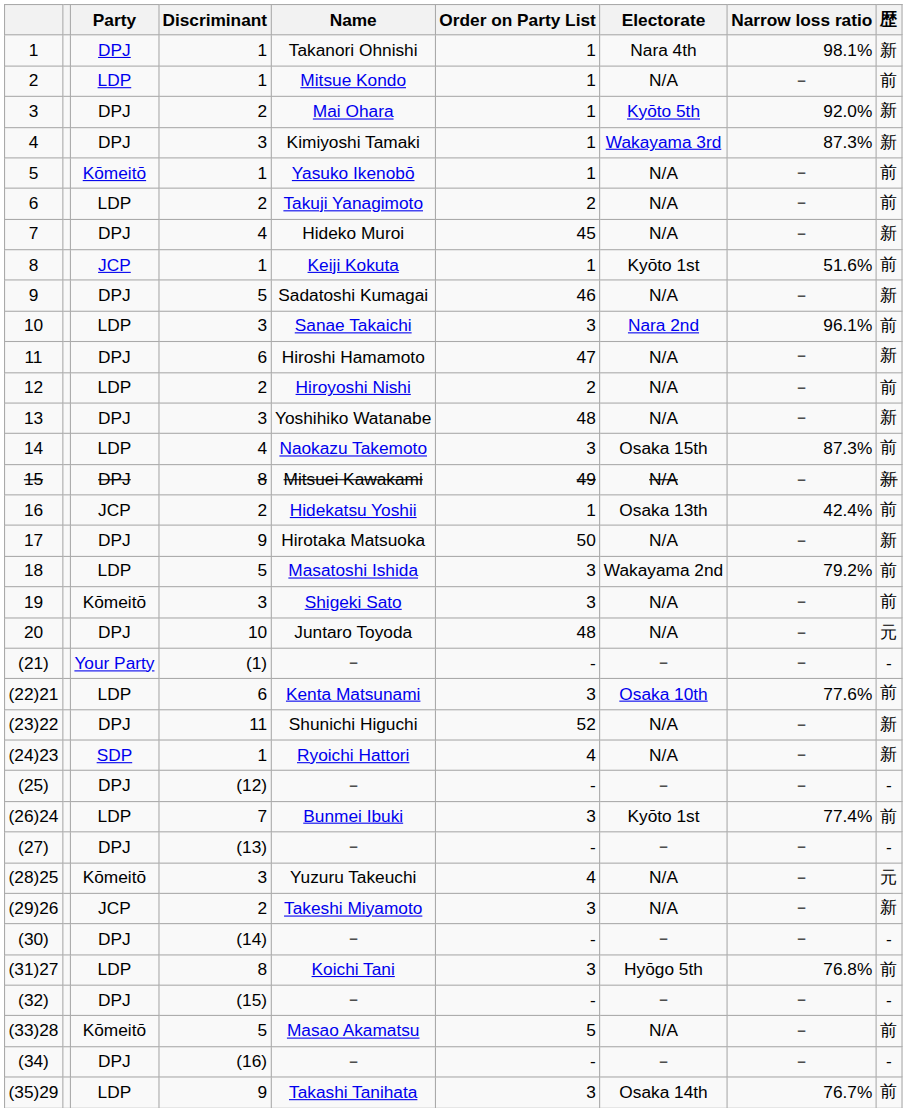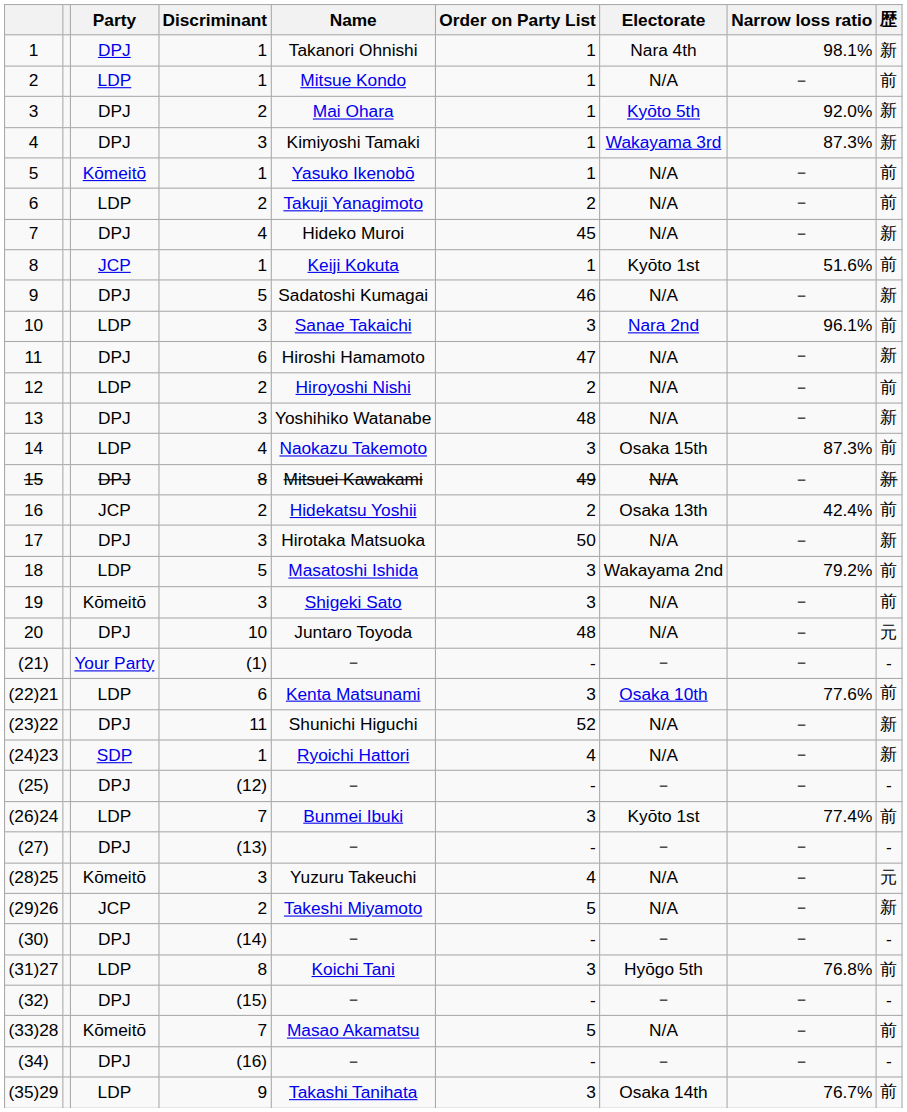(591, 510) 1 -> (591, 510) 2
(262, 540) 9 -> (262, 540) 3
(591, 908) 3 -> (591, 908) 5
(262, 1031) 5 -> (262, 1031) 7
